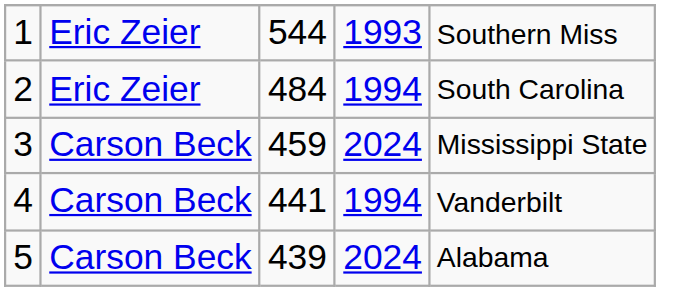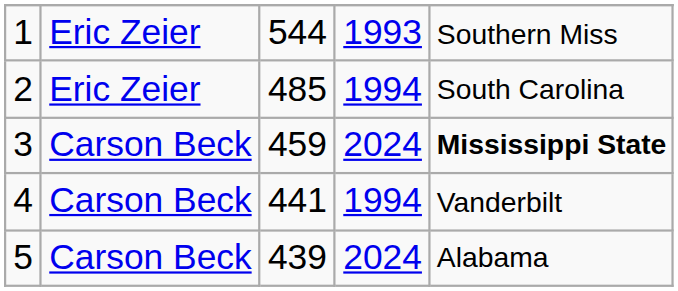(297, 88) 484 -> (297, 88) 485
(542, 145) normal -> (552, 145) bold
